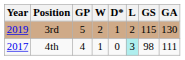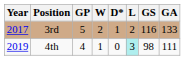(18, 30) 2019 -> (18, 30) 2017
(149, 30) 115 -> (149, 30) 116
(169, 30) 130 -> (169, 30) 133
(18, 47) 2017 -> (18, 47) 2019
